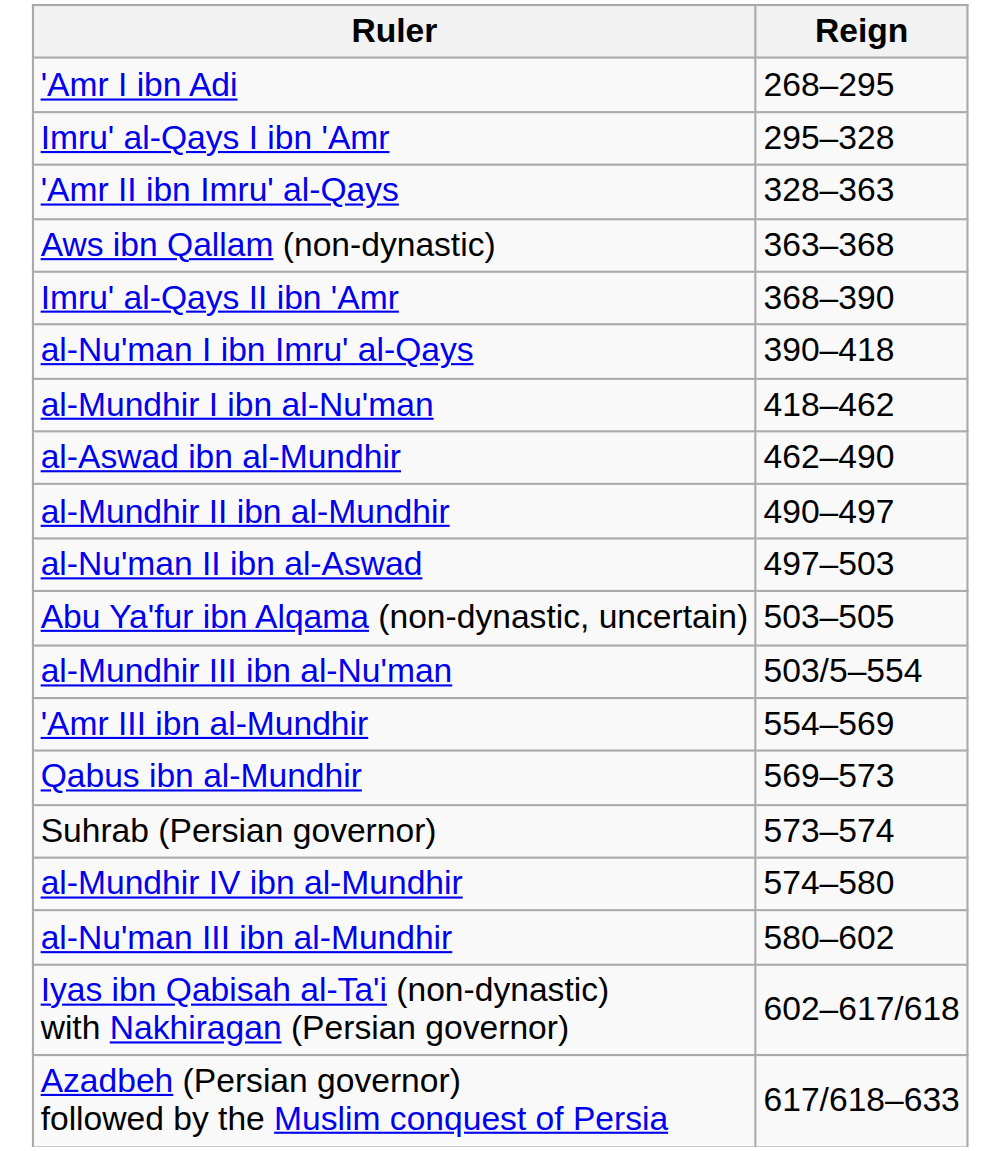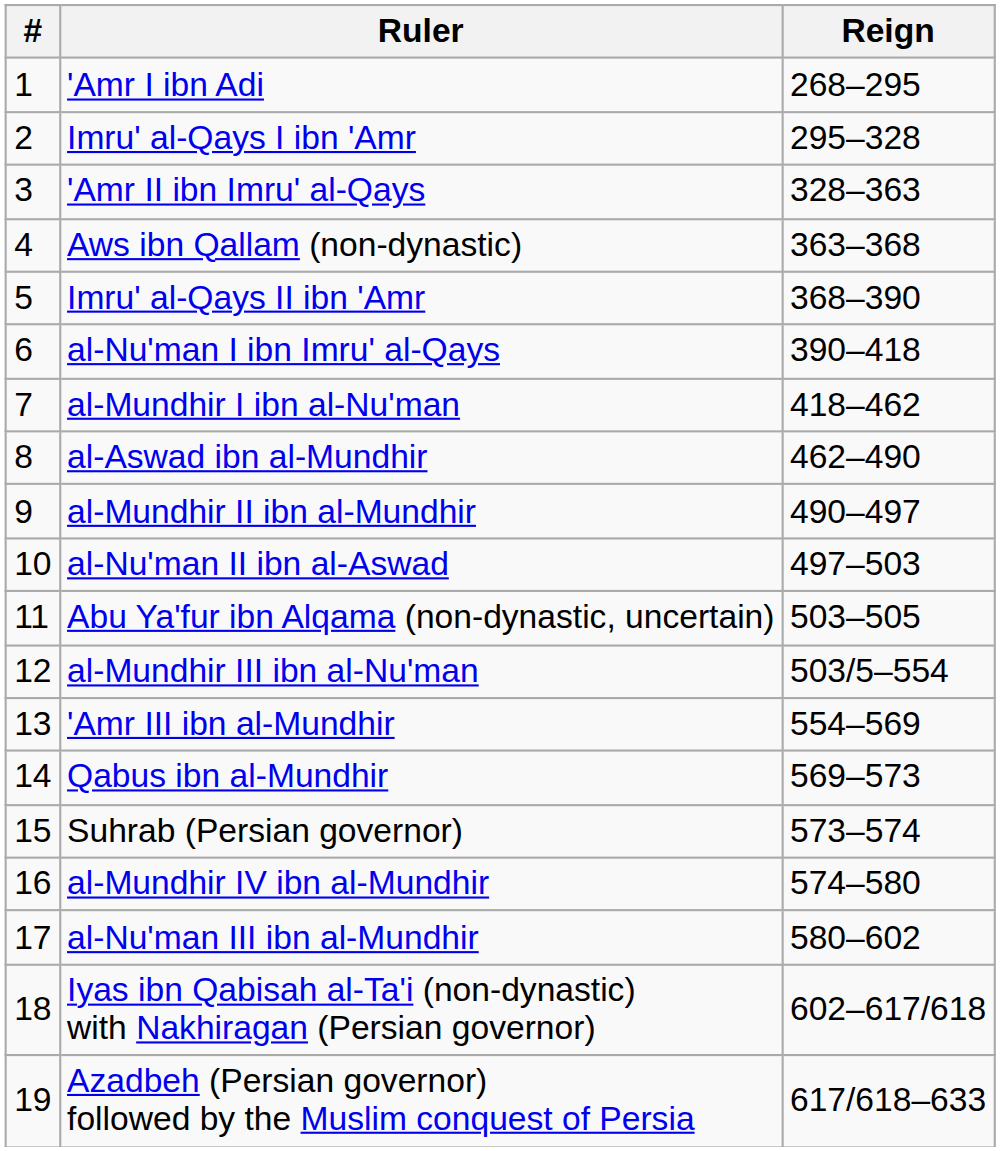+ column: (33, 31)
